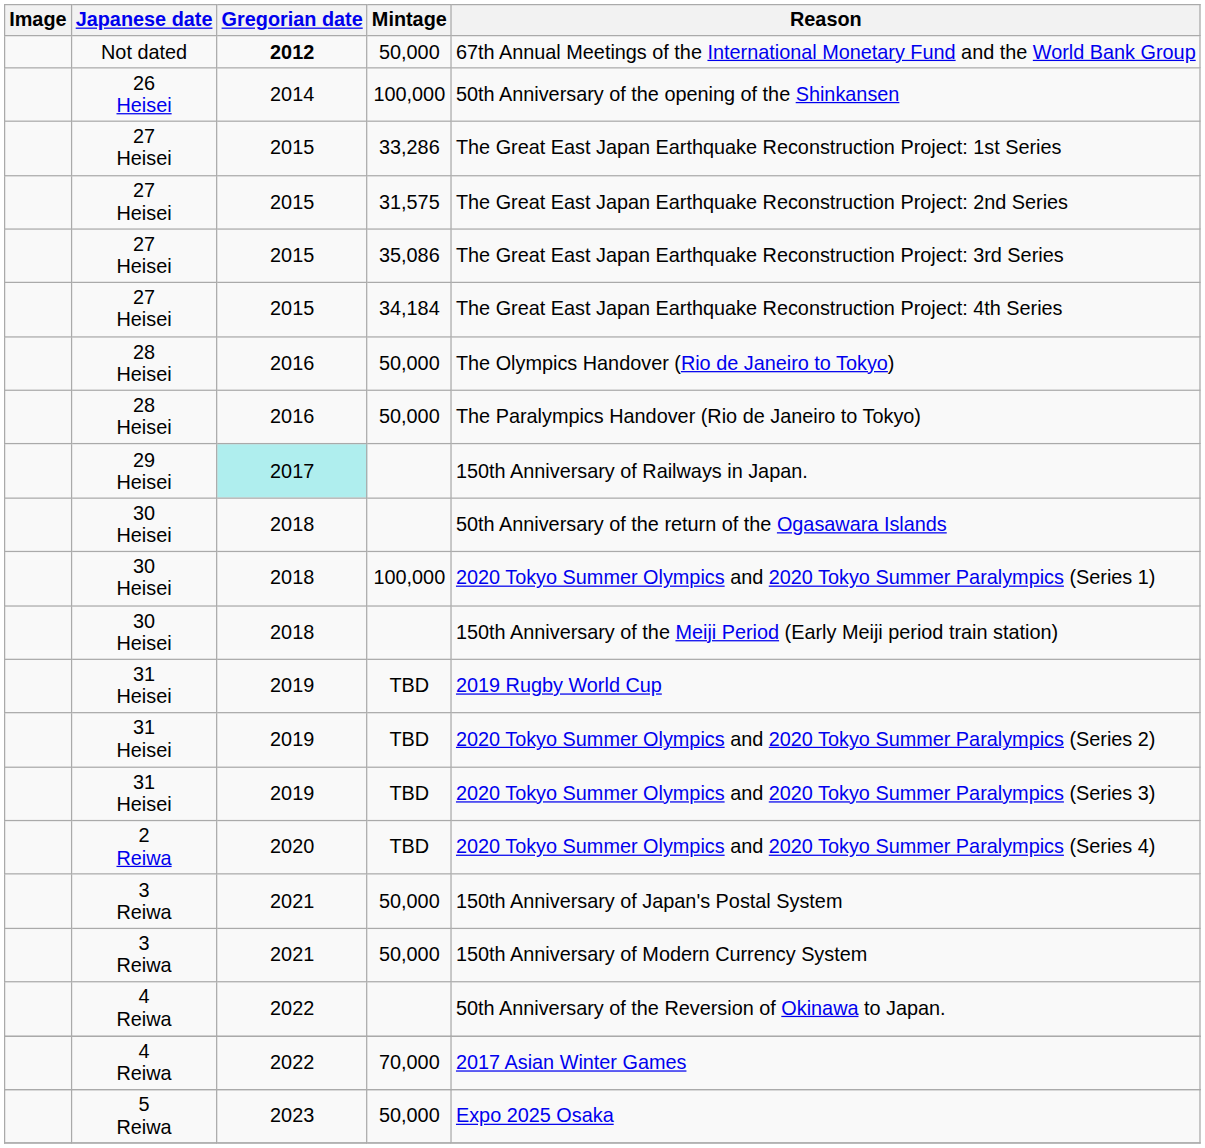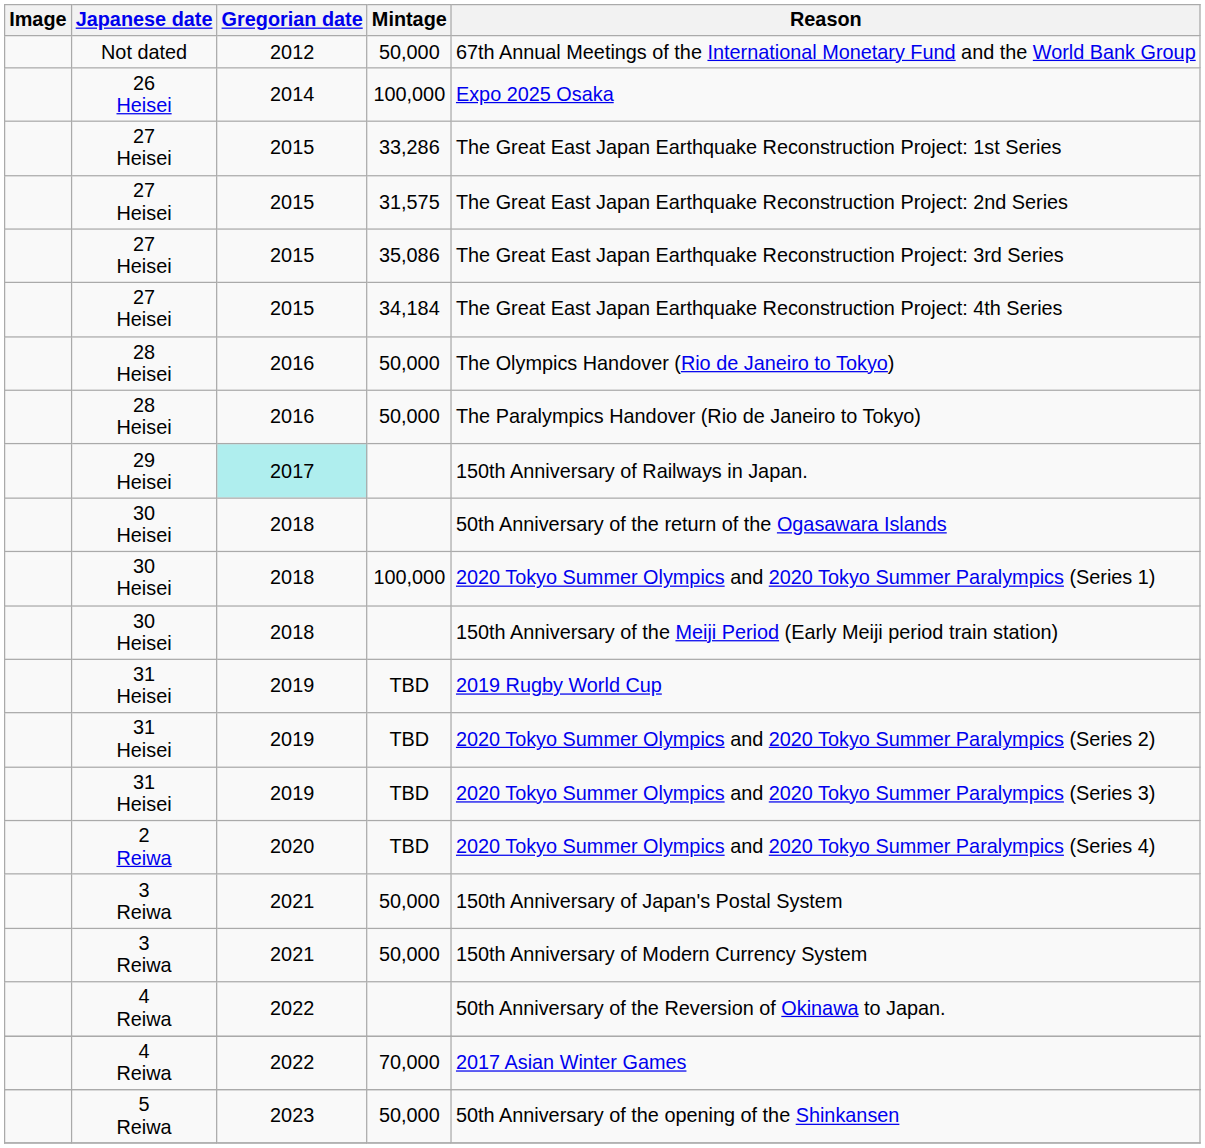(292, 51) bold -> (292, 51) normal
(678, 94) 50th Anniversary of the opening of the Shinkansen -> (535, 94) Expo 2025 Osaka
(535, 1116) Expo 2025 Osaka -> (678, 1116) 50th Anniversary of the opening of the Shinkansen
